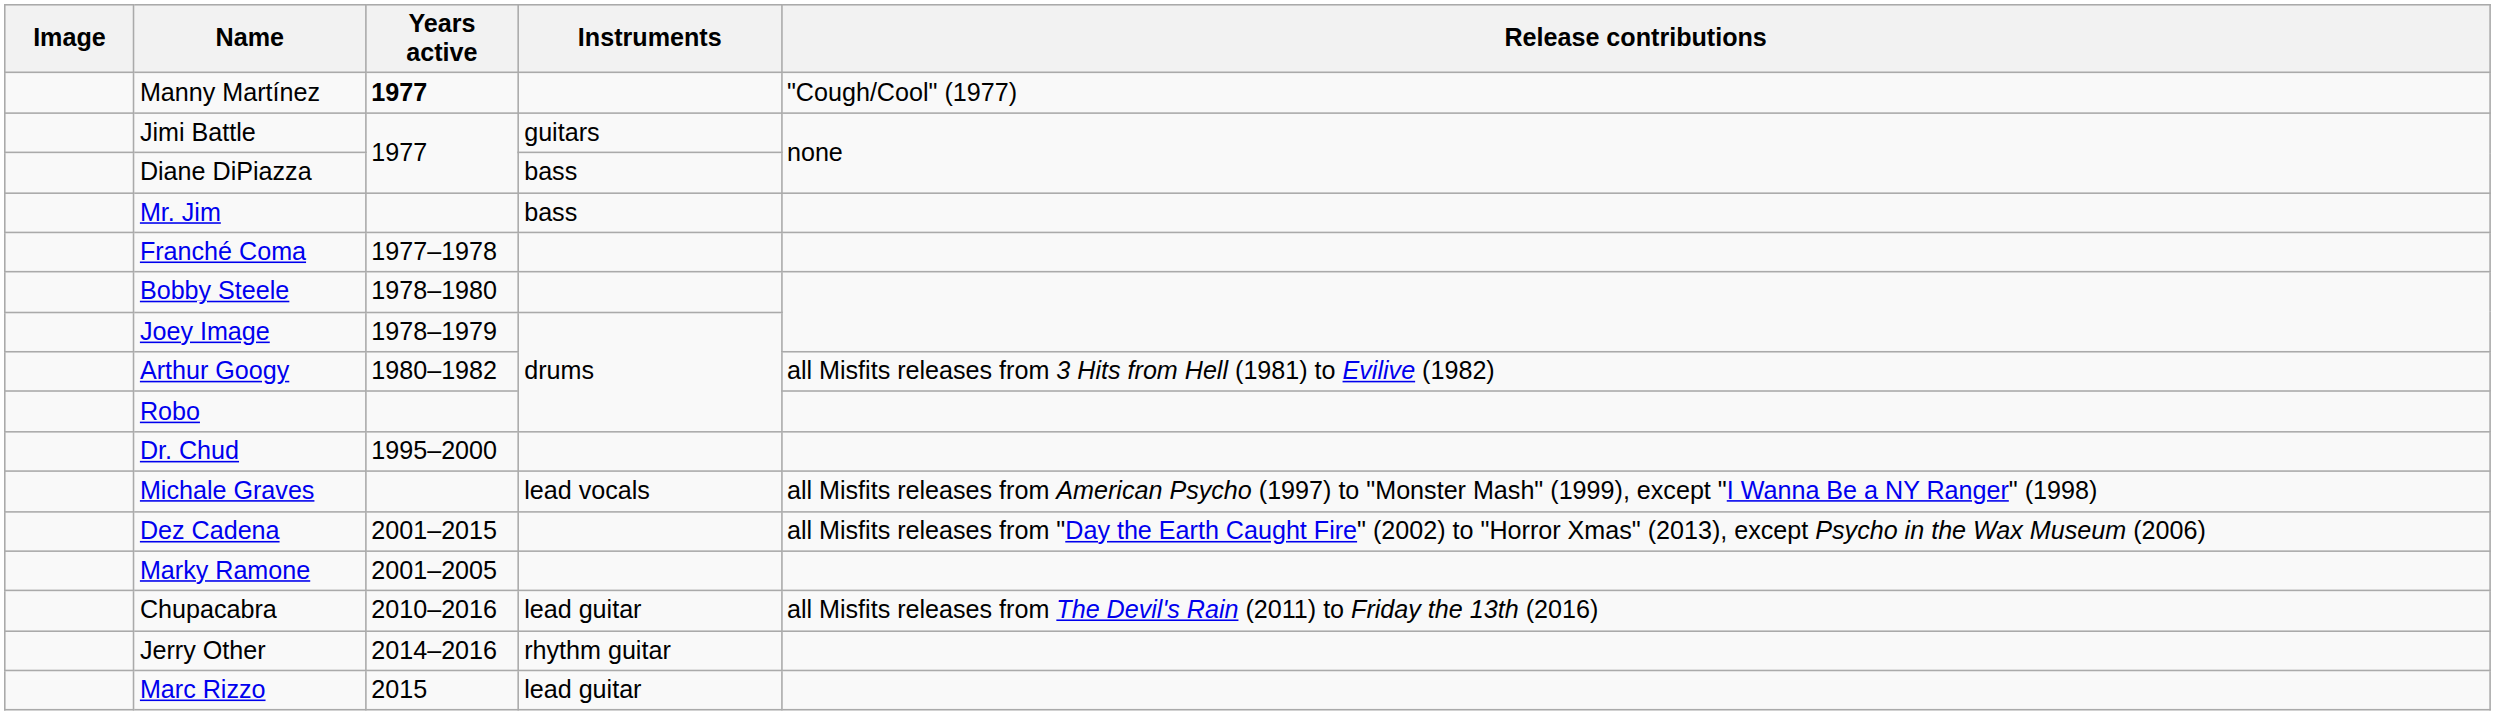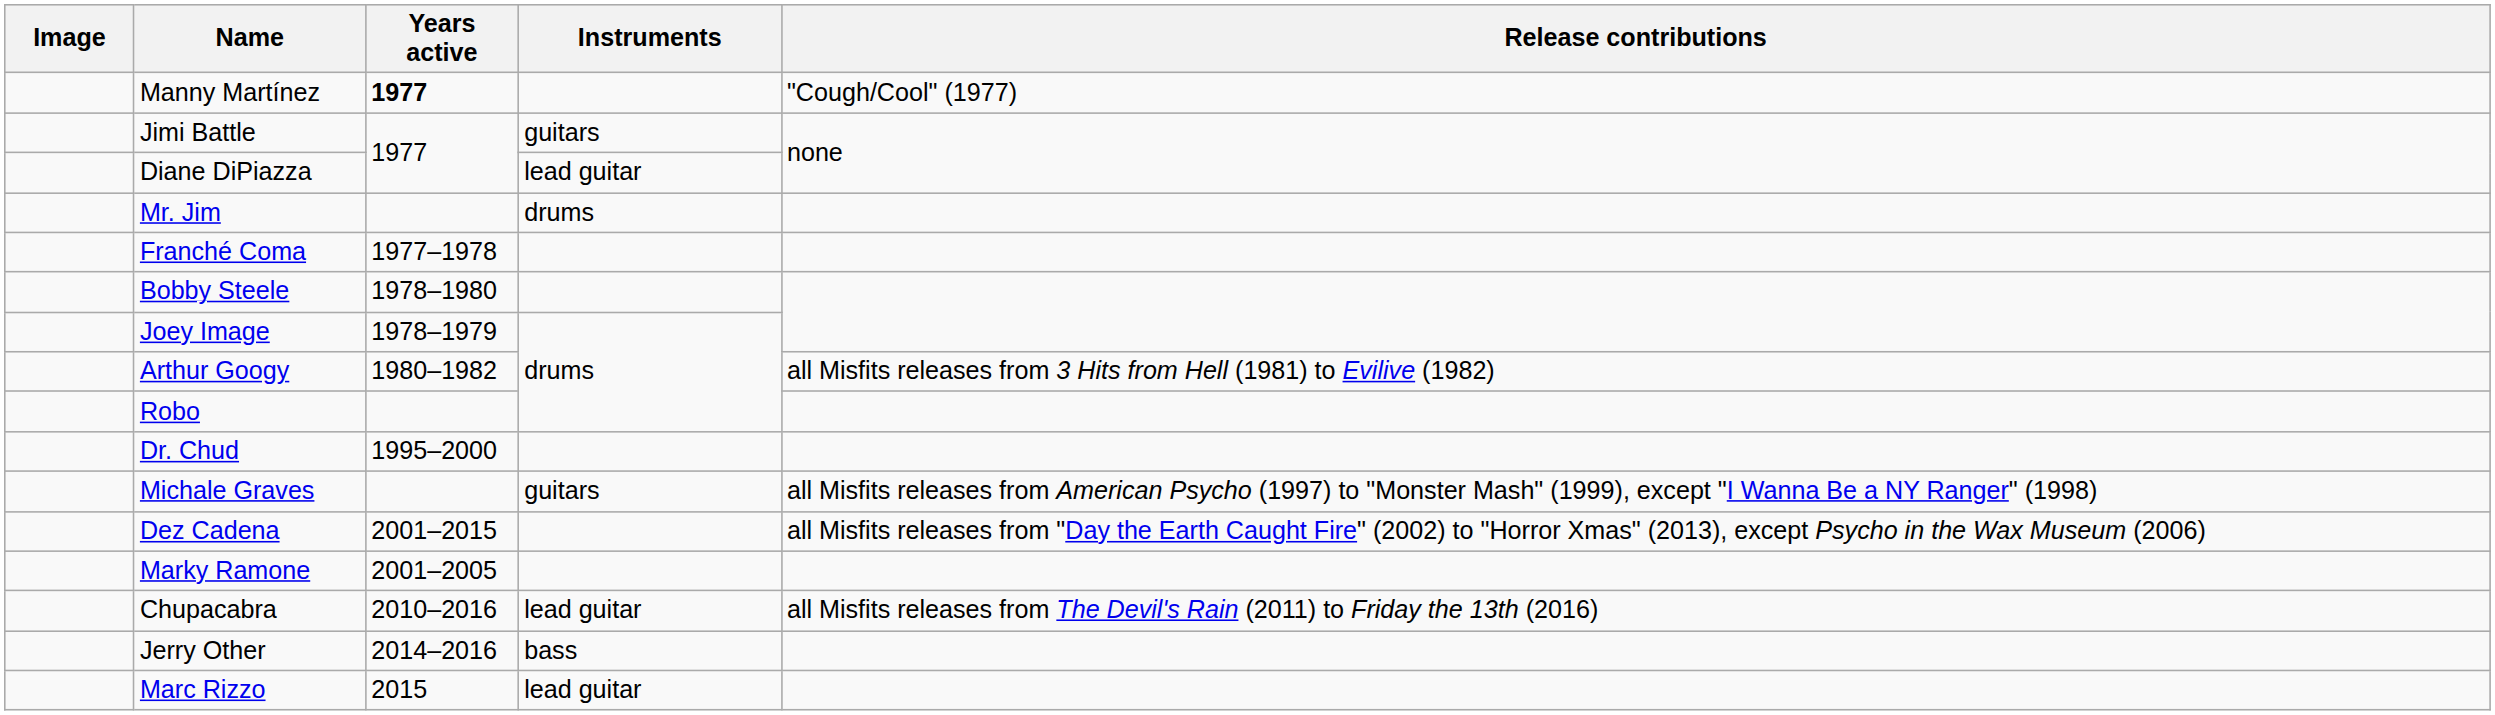(551, 172) bass -> (583, 172) lead guitar
(551, 212) bass -> (559, 212) drums
(587, 490) lead vocals -> (562, 490) guitars
(597, 650) rhythm guitar -> (551, 650) bass
